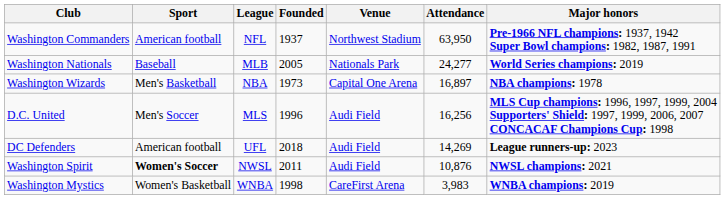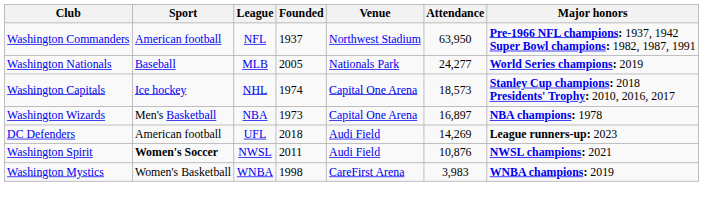+ row: (56, 90)
- row: (36, 115)
